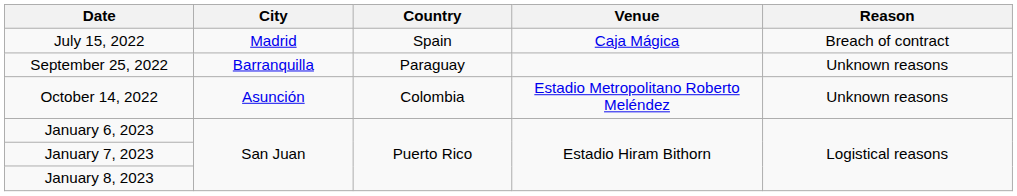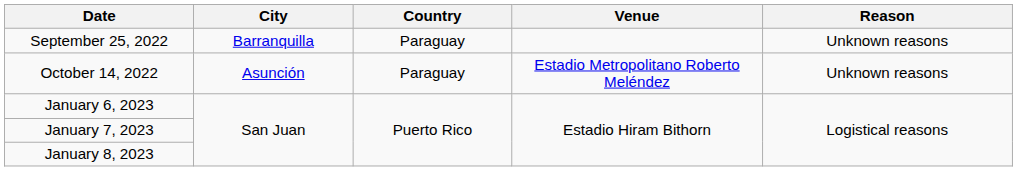- row: (99, 40)
(432, 97) Colombia -> (432, 73) Paraguay
